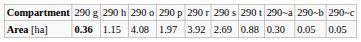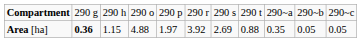(140, 29) 4.08 -> (140, 29) 4.88
(276, 29) 0.30 -> (276, 29) 0.35
